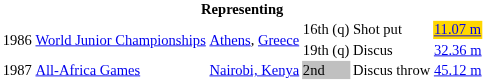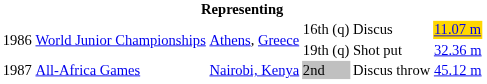(377, 29) Shot put -> (373, 29) Discus
(373, 50) Discus -> (377, 50) Shot put
